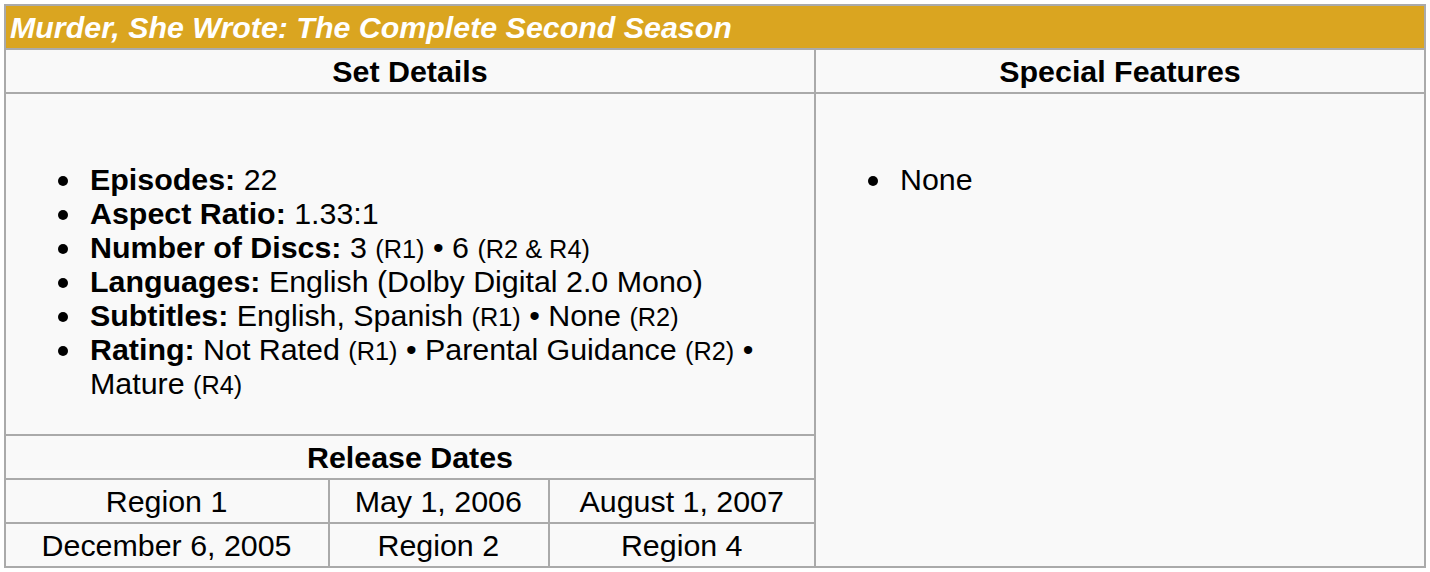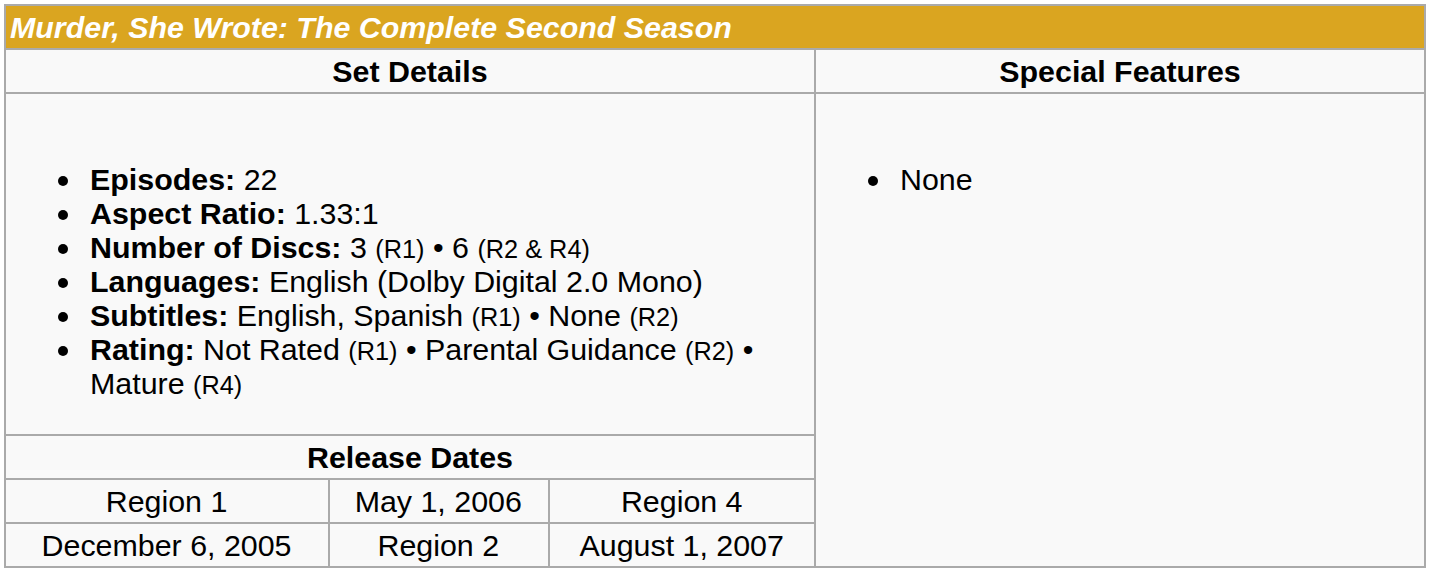(682, 502) August 1, 2007 -> (682, 502) Region 4
(682, 546) Region 4 -> (682, 546) August 1, 2007
